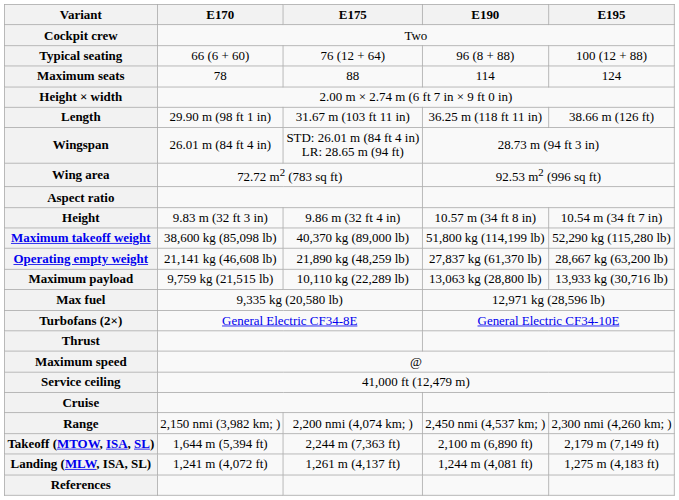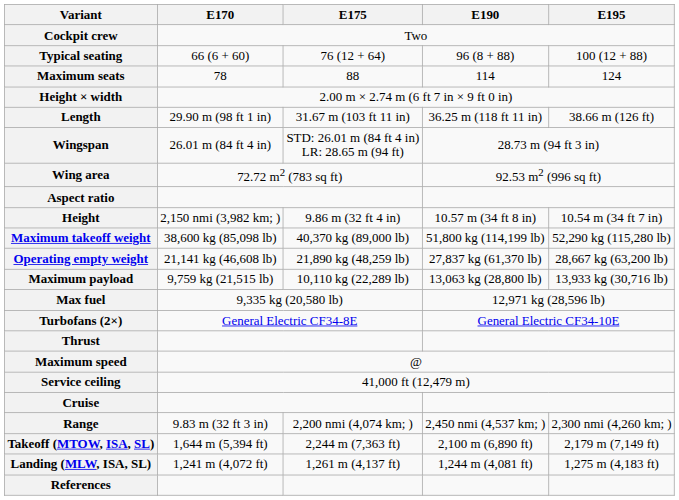(220, 217) 9.83 m (32 ft 3 in) -> (220, 217) 2,150 nmi (3,982 km; )
(220, 423) 2,150 nmi (3,982 km; ) -> (220, 423) 9.83 m (32 ft 3 in)
